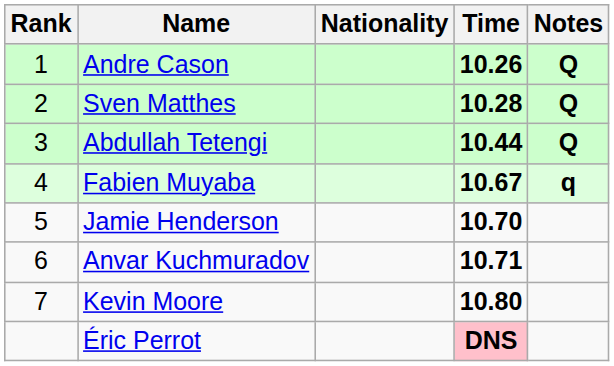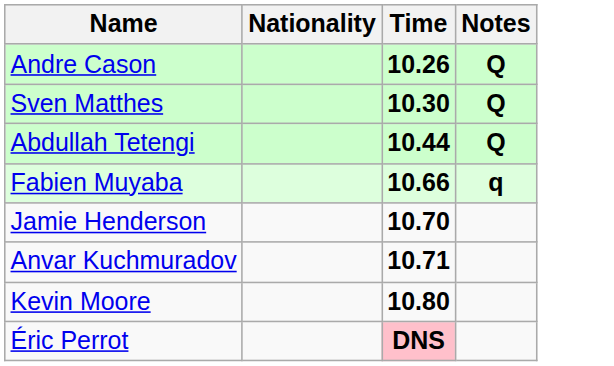- column: (41, 24)
(491, 103) 10.28 -> (419, 103) 10.30
(491, 182) 10.67 -> (419, 182) 10.66
